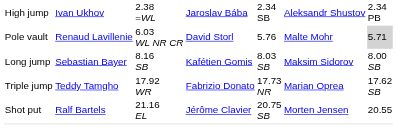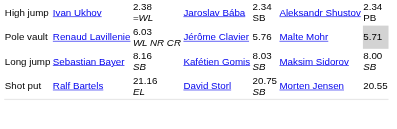(210, 37) David Storl -> (216, 37) Jérôme Clavier
- row: (29, 86)
(219, 110) Jérôme Clavier -> (207, 86) David Storl
